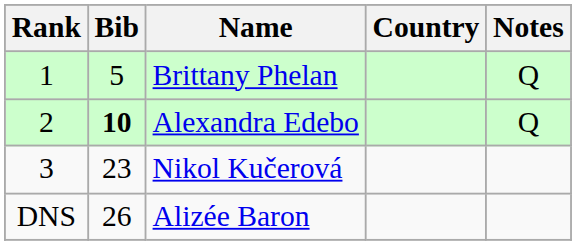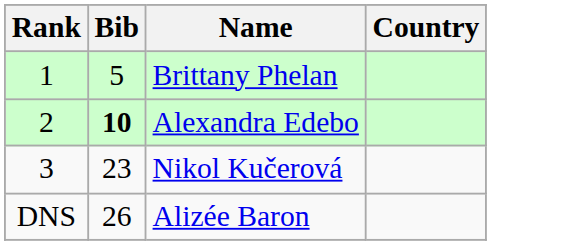- column: (528, 27)
